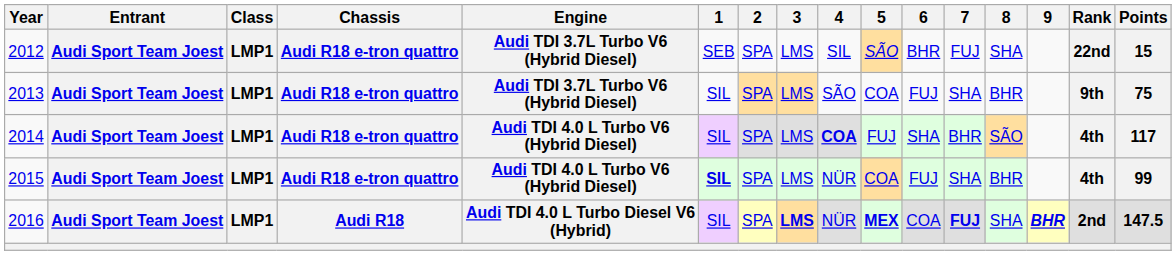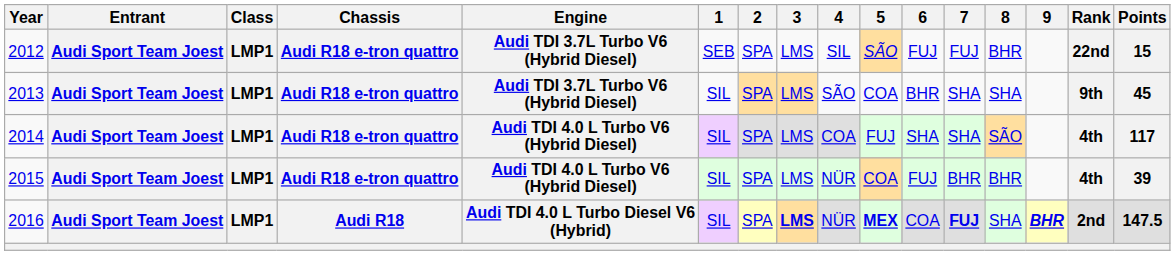(923, 51) BHR -> (923, 51) FUJ
(1006, 51) SHA -> (1005, 51) BHR
(923, 93) FUJ -> (923, 93) BHR
(1006, 93) BHR -> (1005, 93) SHA
(1143, 93) 75 -> (1142, 93) 45
(839, 136) bold -> (839, 136) normal
(965, 136) BHR -> (964, 136) SHA
(719, 178) bold -> (719, 178) normal
(965, 178) SHA -> (964, 178) BHR
(1143, 178) 99 -> (1142, 178) 39
